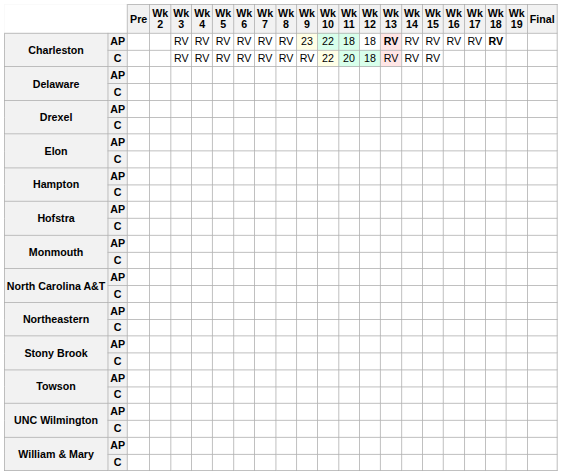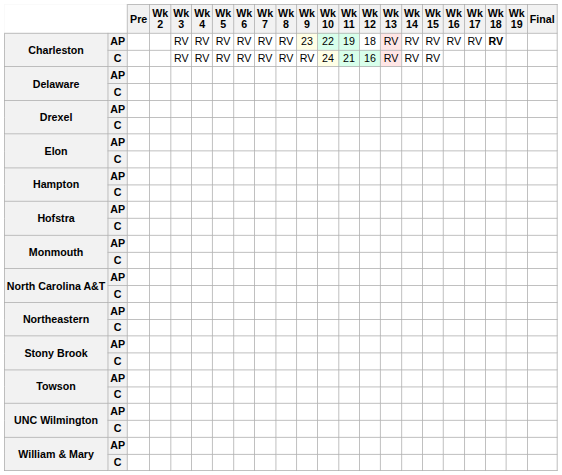(349, 42) 18 -> (349, 42) 19
(391, 42) bold -> (391, 42) normal
(328, 59) 22 -> (328, 59) 24
(349, 59) 20 -> (349, 59) 21
(370, 59) 18 -> (370, 59) 16
